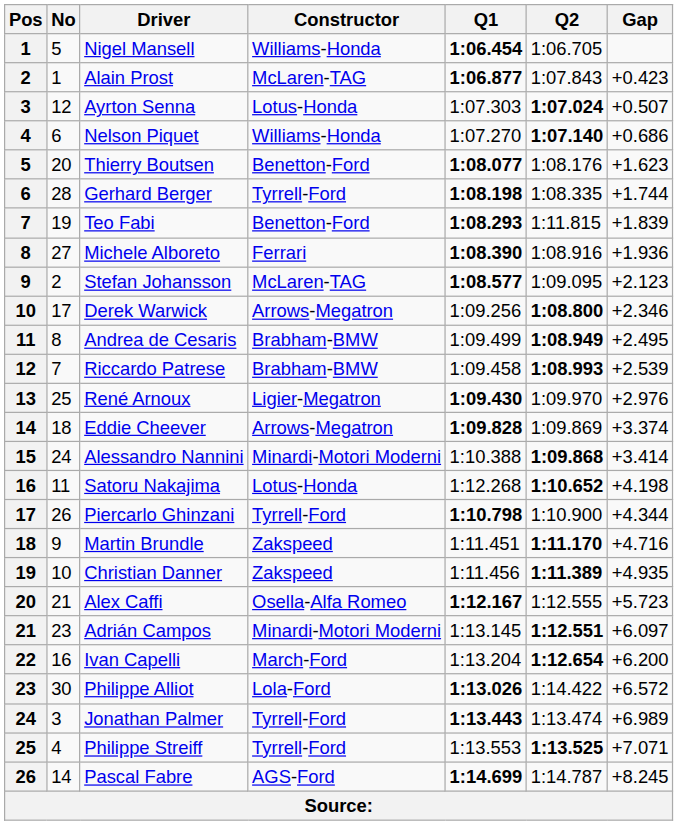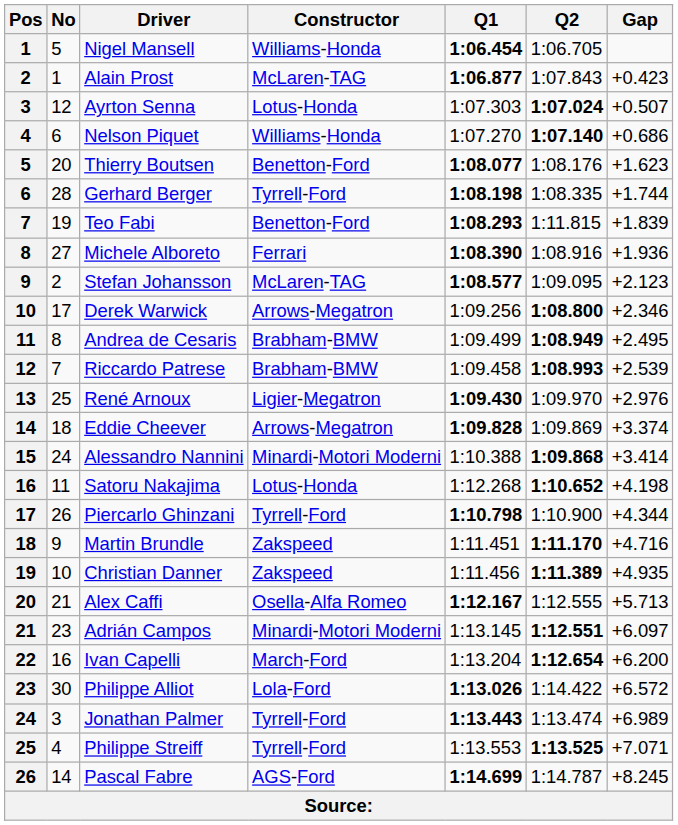(640, 602) +5.723 -> (640, 602) +5.713
